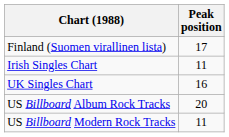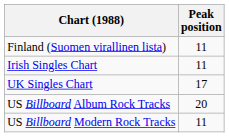(201, 46) 17 -> (201, 46) 11
(201, 84) 16 -> (201, 84) 17
